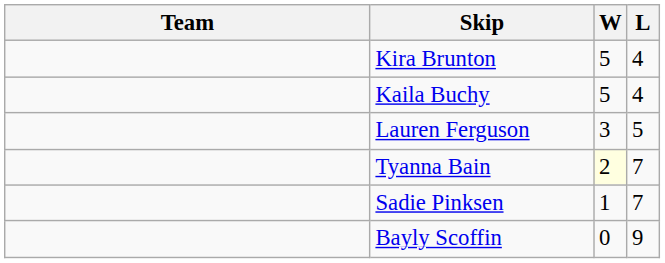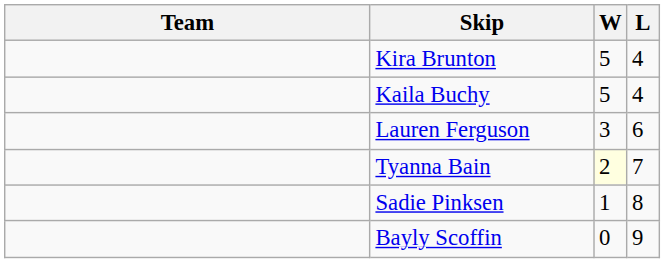(638, 130) 5 -> (638, 130) 6
(638, 202) 7 -> (638, 202) 8
